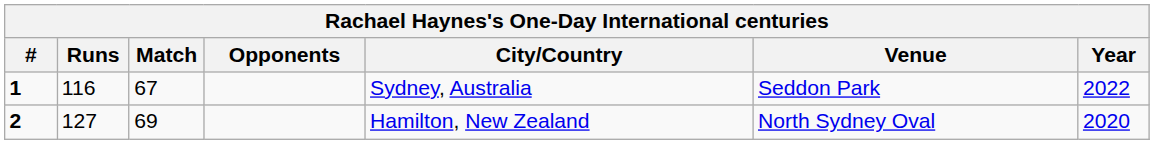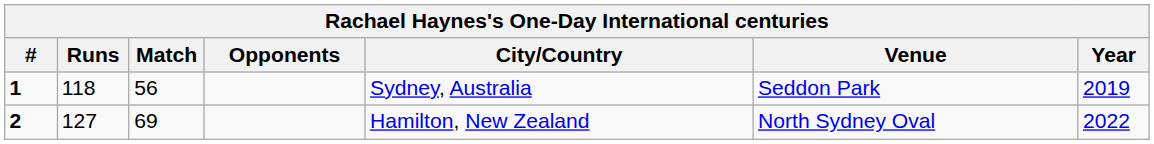(79, 88) 116 -> (79, 88) 118
(146, 88) 67 -> (146, 88) 56
(1106, 88) 2022 -> (1106, 88) 2019
(1106, 121) 2020 -> (1106, 121) 2022
